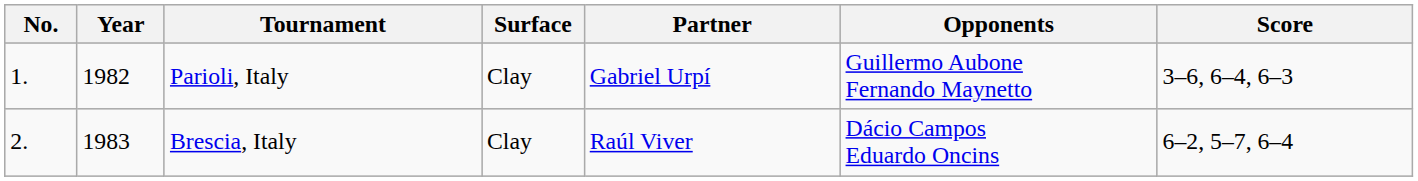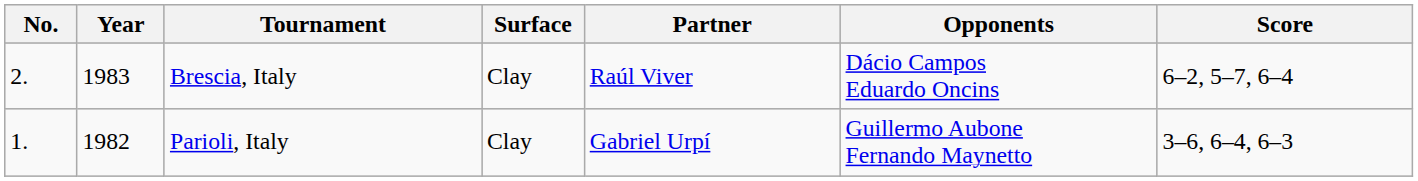rows swapped: (229, 75) <-> (233, 141)
